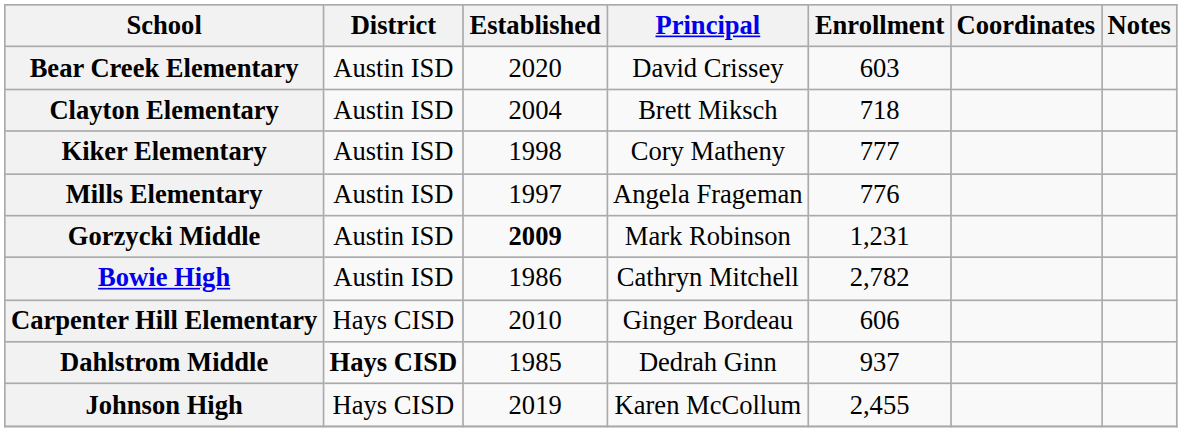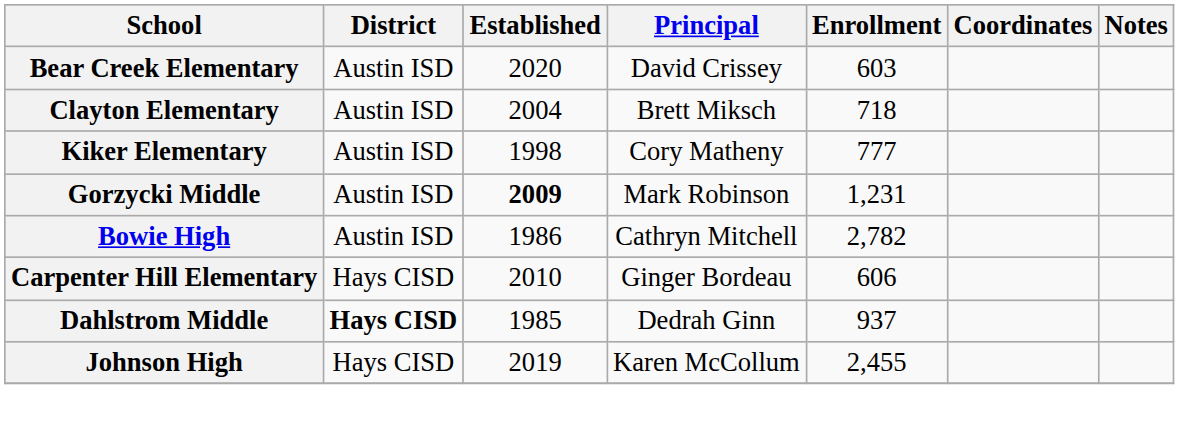- row: (164, 194)
